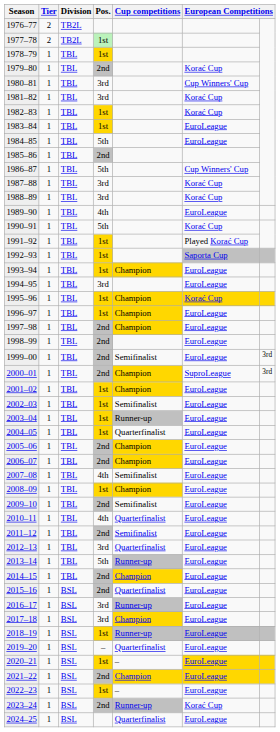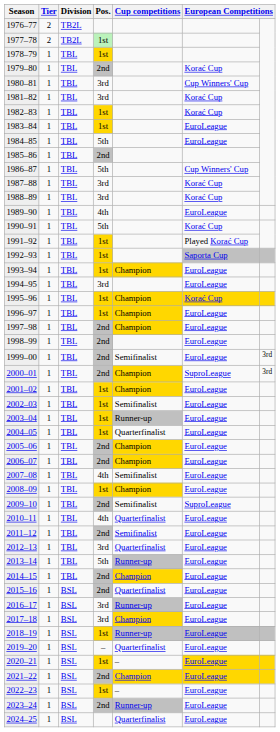(206, 504) EuroLeague -> (208, 504) SuproLeague
(203, 705) Korać Cup -> (206, 705) EuroLeague
